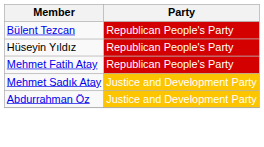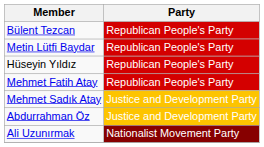+ row: (51, 47)
+ row: (41, 133)
